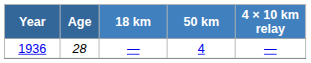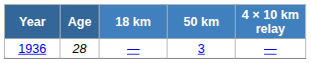(201, 49) 4 -> (201, 49) 3
